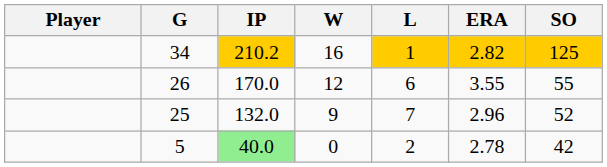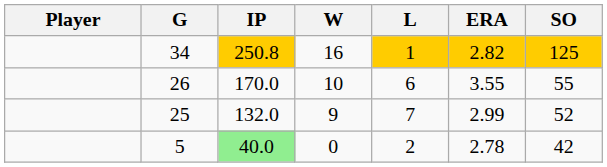(256, 51) 210.2 -> (256, 51) 250.8
(333, 83) 12 -> (333, 83) 10
(487, 114) 2.96 -> (487, 114) 2.99
